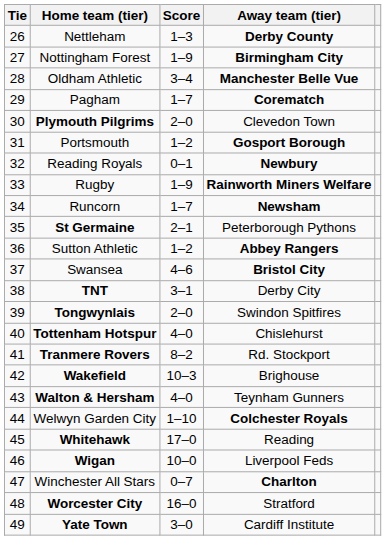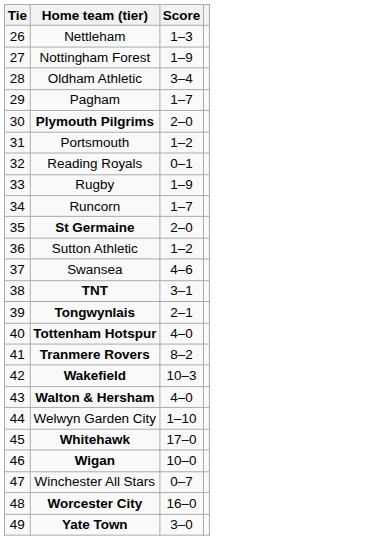- column: (289, 15)
(181, 227) 2–1 -> (181, 227) 2–0
(181, 312) 2–0 -> (181, 312) 2–1
